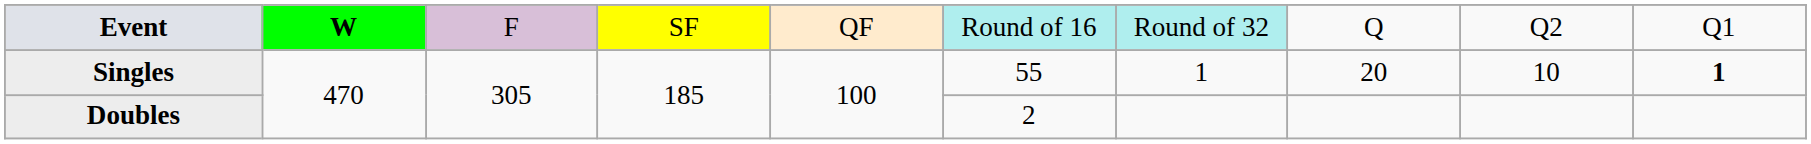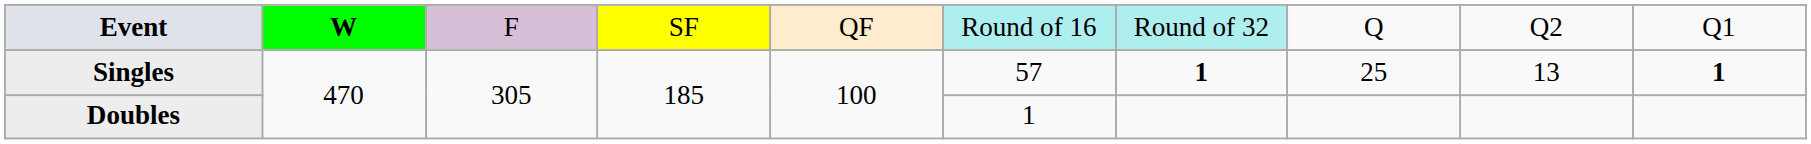(1029, 71) 55 -> (1029, 71) 57
(1201, 71) normal -> (1201, 71) bold
(1374, 71) 20 -> (1374, 71) 25
(1546, 71) 10 -> (1546, 71) 13
(1029, 116) 2 -> (1029, 116) 1
